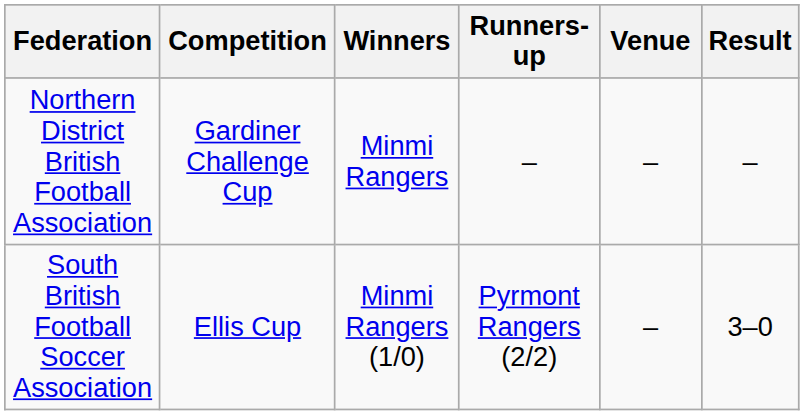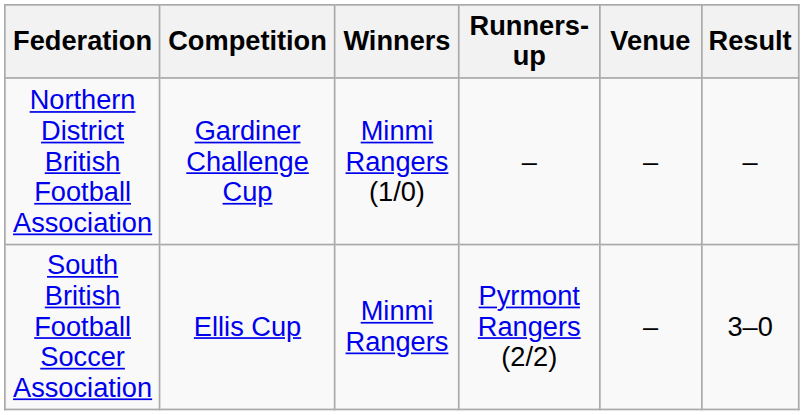(397, 161) Minmi Rangers -> (397, 161) Minmi Rangers (1/0)
(397, 326) Minmi Rangers (1/0) -> (397, 326) Minmi Rangers
